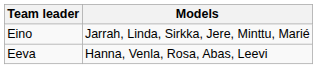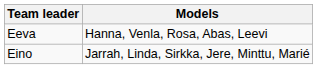rows swapped: (21, 53) <-> (20, 34)
